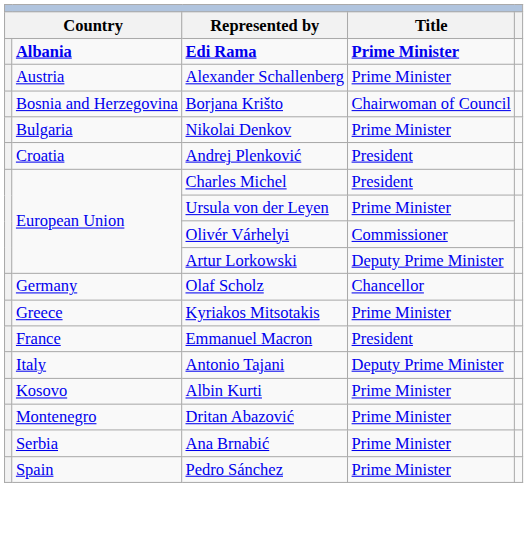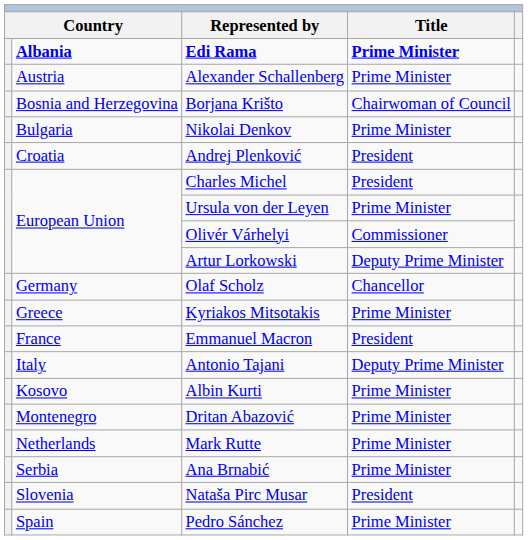+ row: (223, 443)
+ row: (246, 495)
